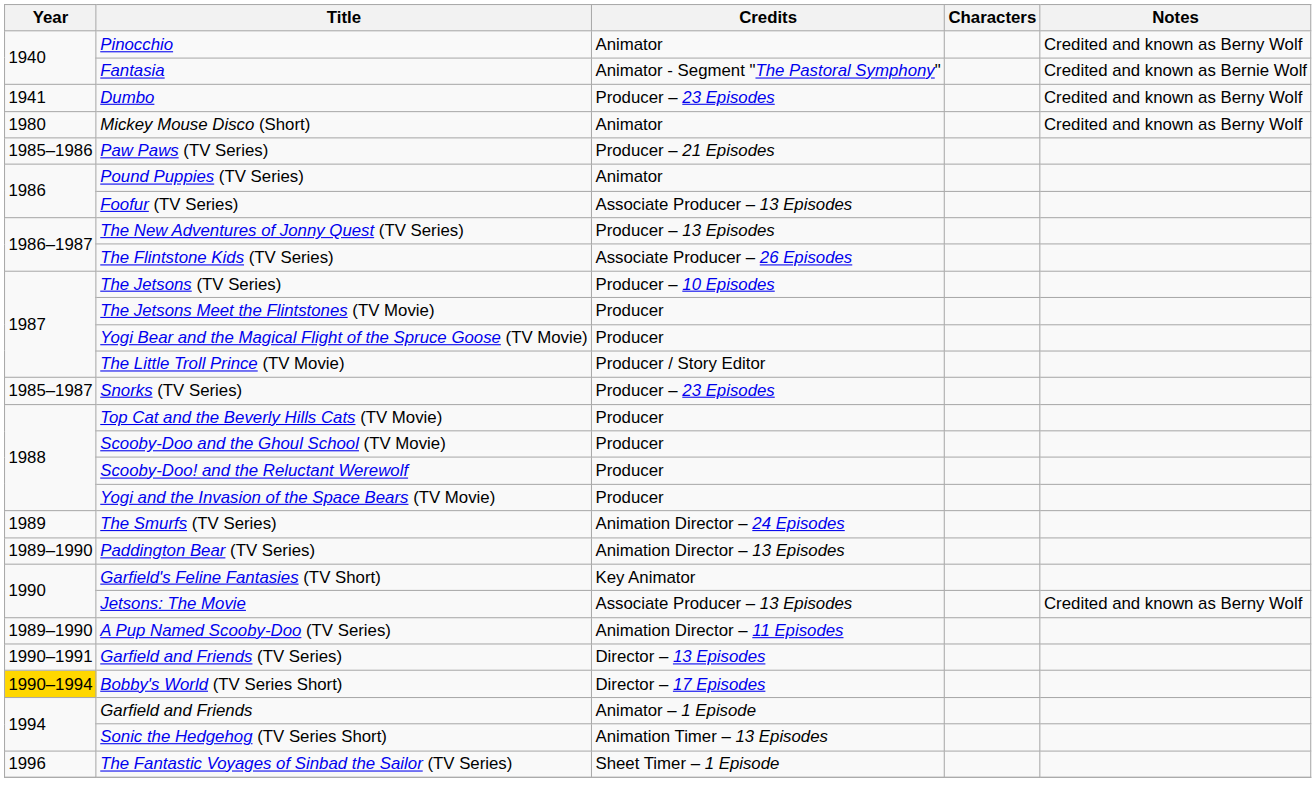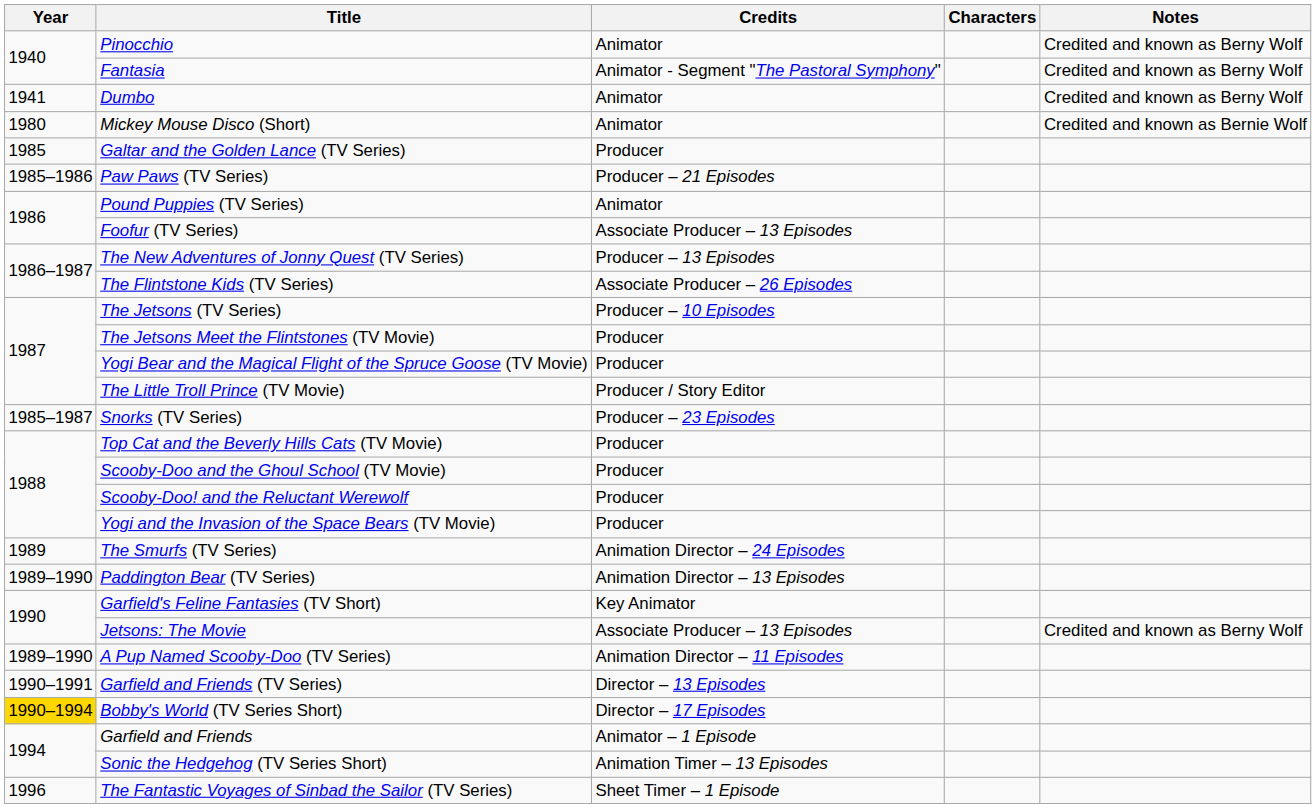(1176, 71) Credited and known as Bernie Wolf -> (1173, 71) Credited and known as Berny Wolf
(685, 97) Producer – 23 Episodes -> (629, 97) Animator
(1173, 124) Credited and known as Berny Wolf -> (1176, 124) Credited and known as Bernie Wolf
+ row: (253, 151)
